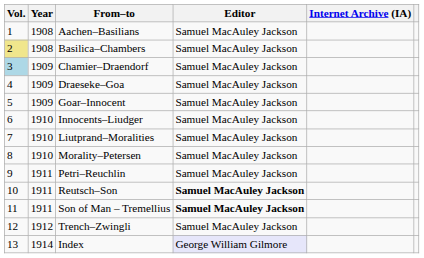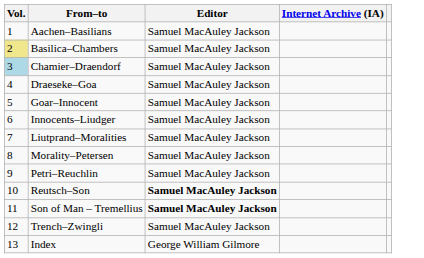- column: (42, 13)
(231, 244) lavender background -> (204, 244) no background
